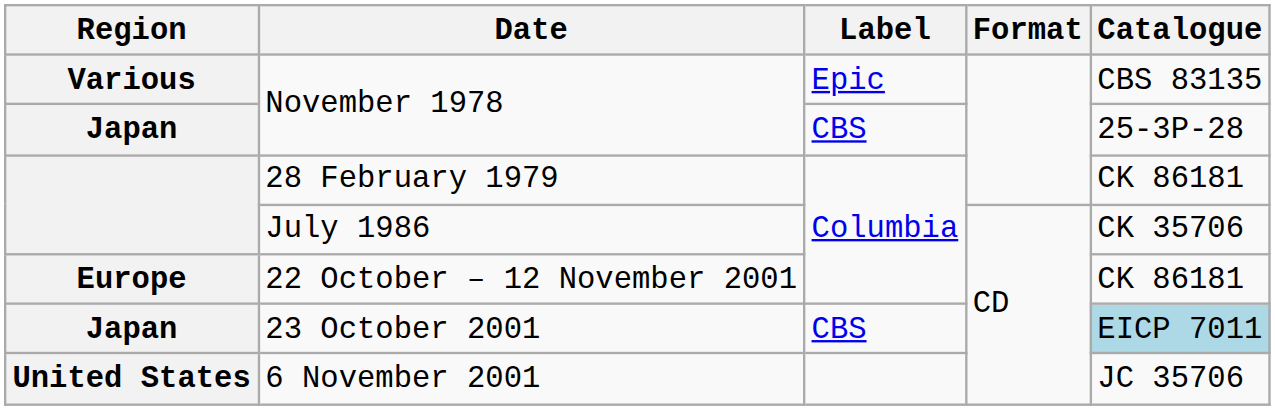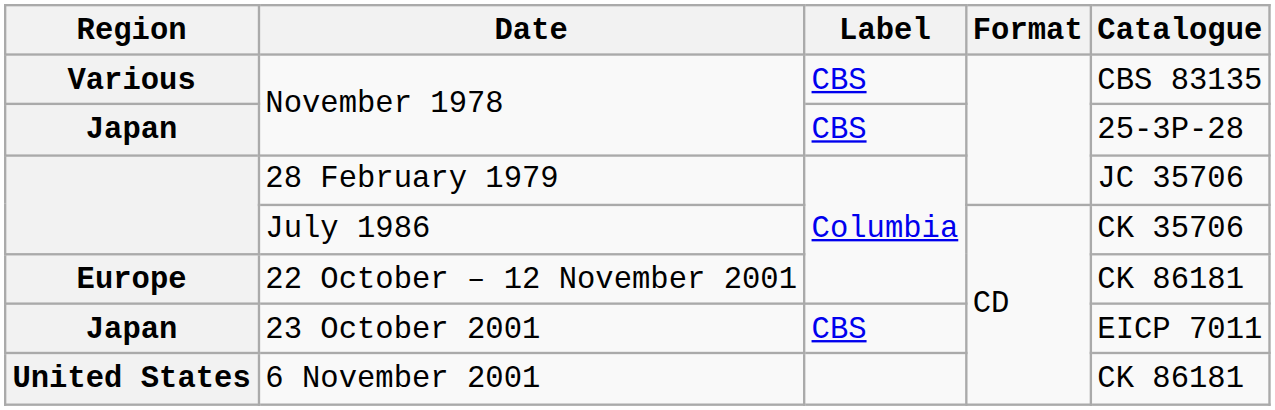(848, 80) Epic -> (839, 80) CBS
(1171, 179) CK 86181 -> (1171, 179) JC 35706
(1180, 329) lightblue background -> (1180, 329) no background
(1171, 379) JC 35706 -> (1171, 379) CK 86181
